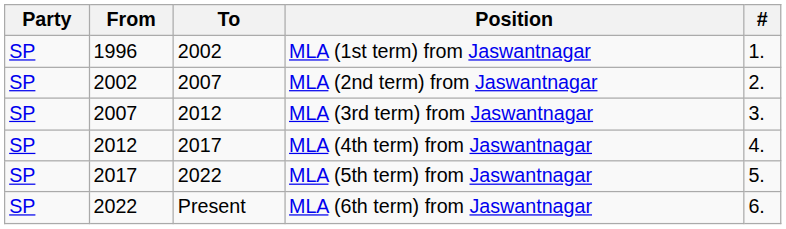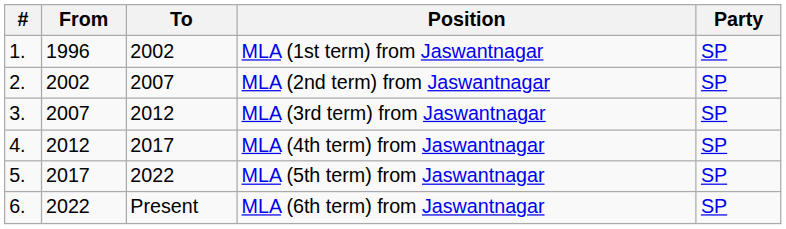columns swapped: (762, 20) <-> (47, 20)
